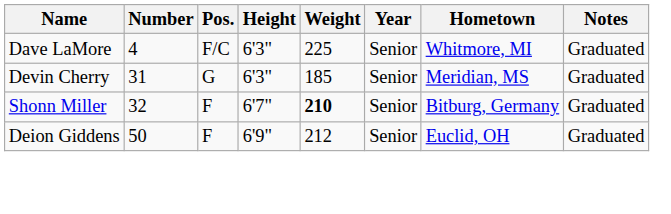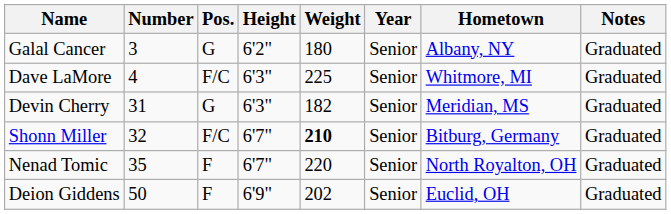+ row: (57, 48)
(318, 77) 185 -> (318, 106) 182
(207, 106) F -> (216, 135) F/C
+ row: (58, 164)
(318, 135) 212 -> (318, 194) 202
